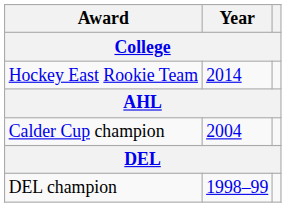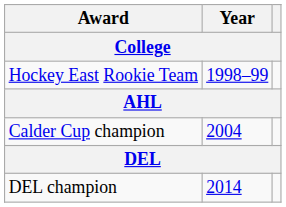(224, 74) 2014 -> (237, 74) 1998–99
(237, 187) 1998–99 -> (224, 187) 2014
